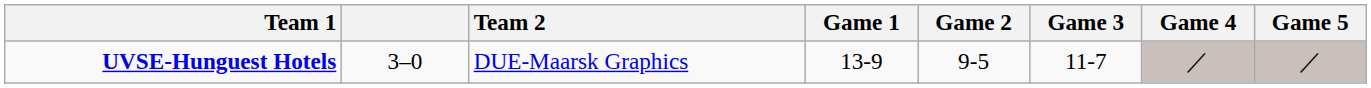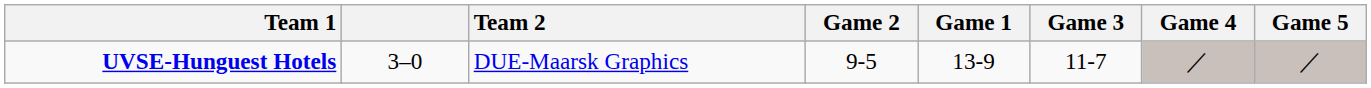columns swapped: (861, 22) <-> (974, 22)
